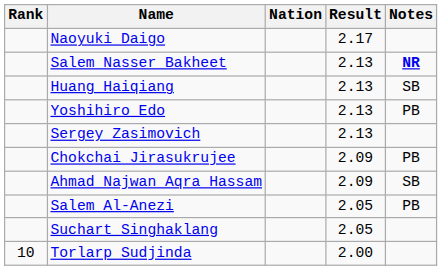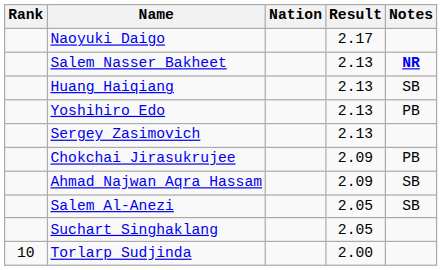(411, 207) PB -> (411, 207) SB
